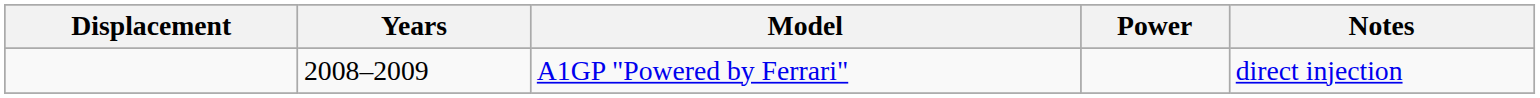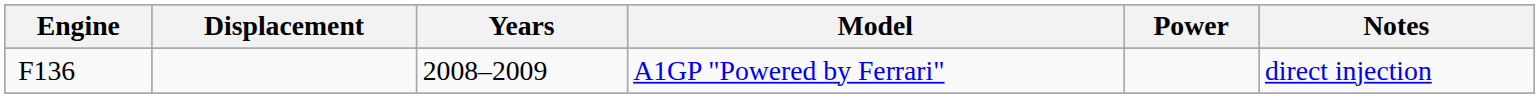+ column: (78, 26)
